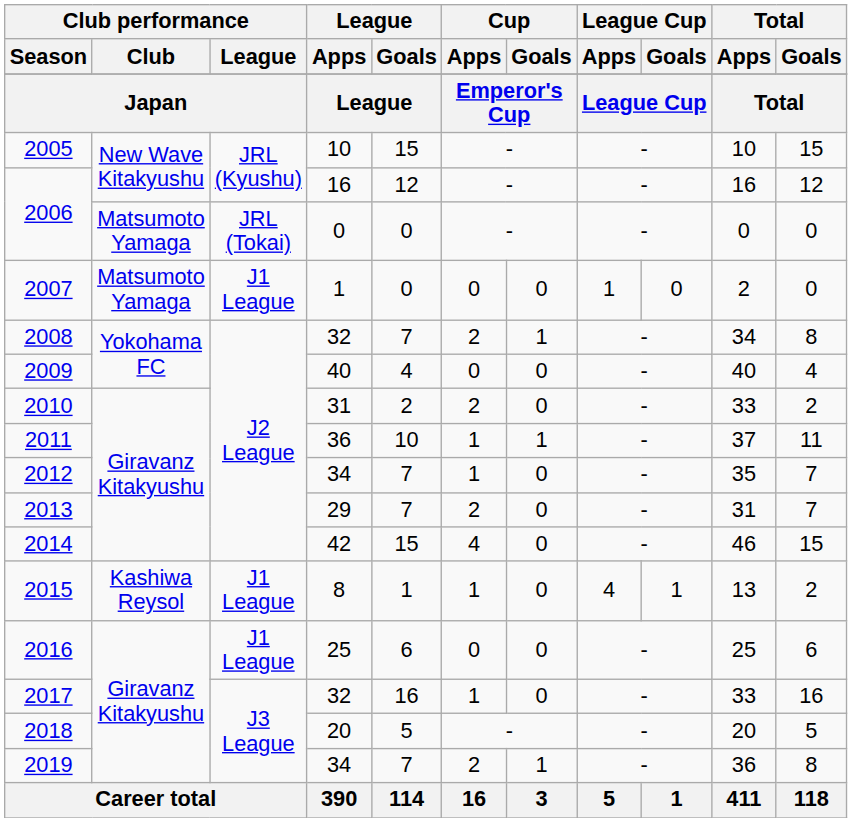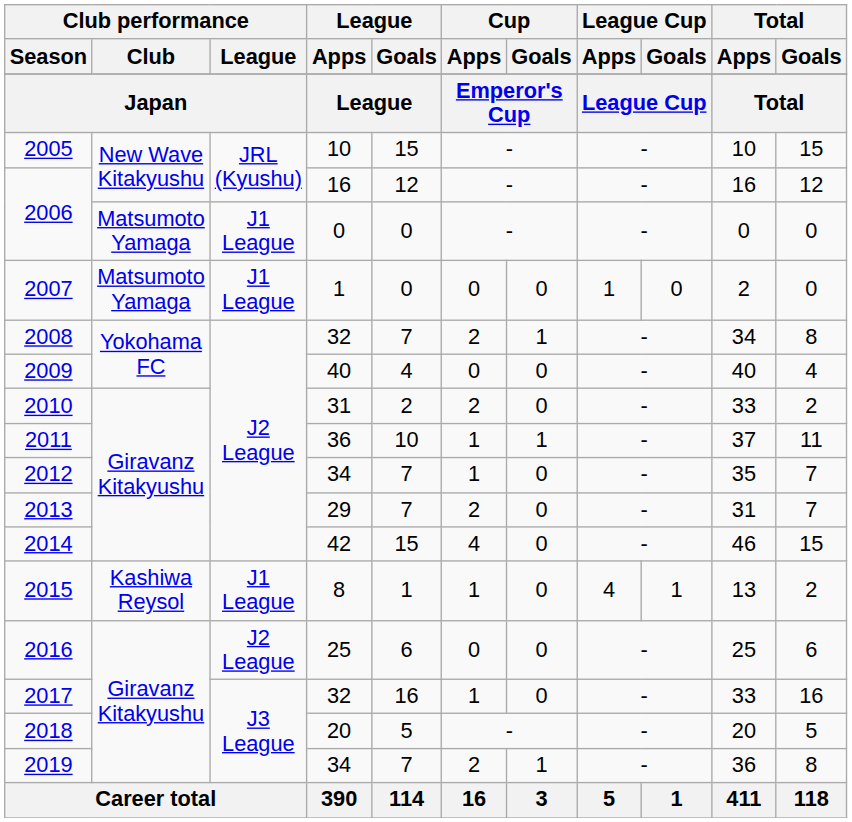(258, 231) JRL (Tokai) -> (258, 231) J1 League
(258, 649) J1 League -> (258, 649) J2 League
